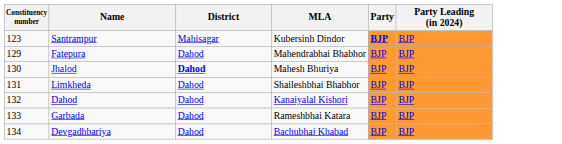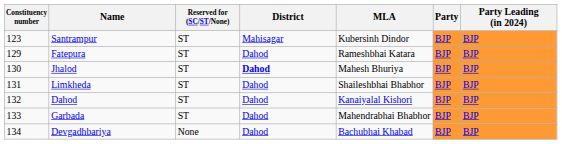+ column: (208, 17)
(379, 38) bold -> (443, 38) normal
(320, 54) Mahendrabhai Bhabhor -> (377, 54) Rameshbhai Katara
(312, 116) Rameshbhai Katara -> (384, 116) Mahendrabhai Bhabhor
